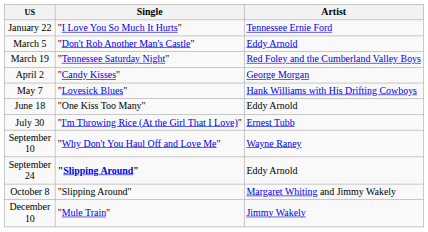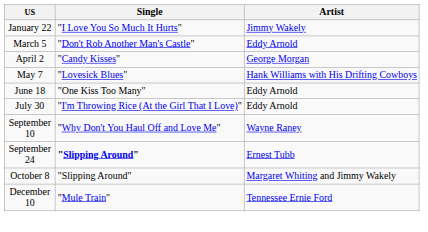(289, 28) Tennessee Ernie Ford -> (276, 28) Jimmy Wakely
- row: (30, 59)
(271, 122) Ernest Tubb -> (272, 106) Eddy Arnold
(272, 170) Eddy Arnold -> (271, 154) Ernest Tubb
(276, 213) Jimmy Wakely -> (289, 197) Tennessee Ernie Ford
